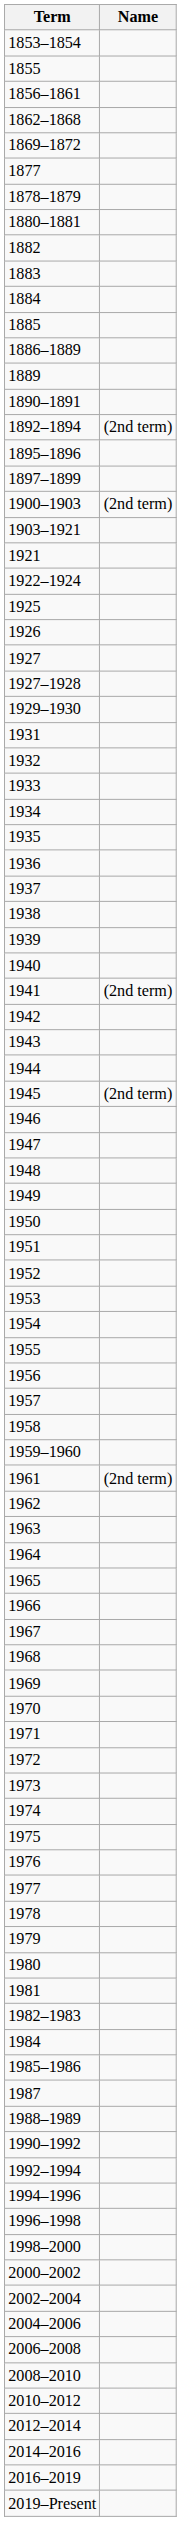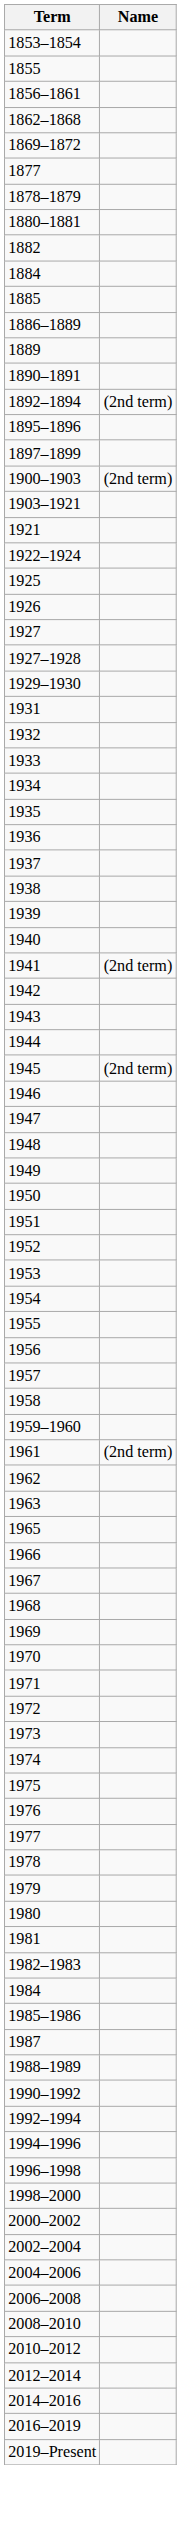- row: (24, 273)
- row: (24, 1555)
